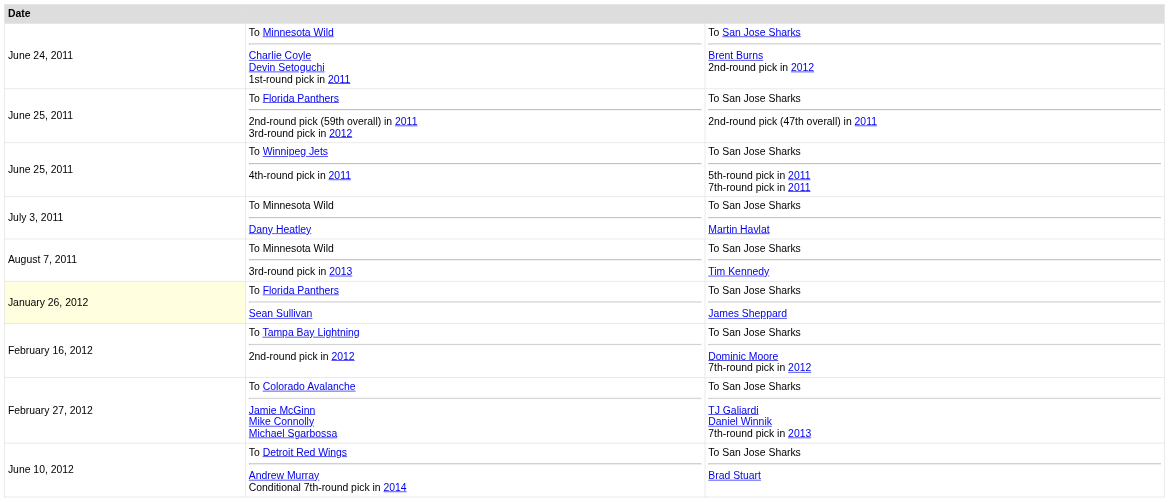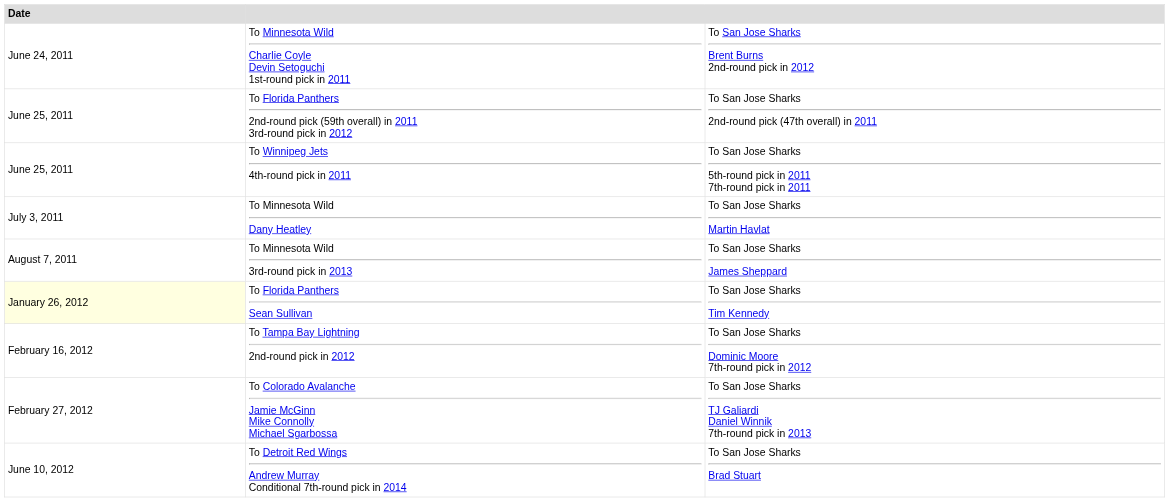(935, 260) To San Jose Sharks Tim Kennedy -> (935, 260) To San Jose Sharks James Sheppard
(935, 302) To San Jose Sharks James Sheppard -> (935, 302) To San Jose Sharks Tim Kennedy
